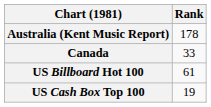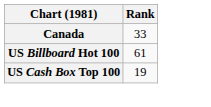- row: (88, 33)
